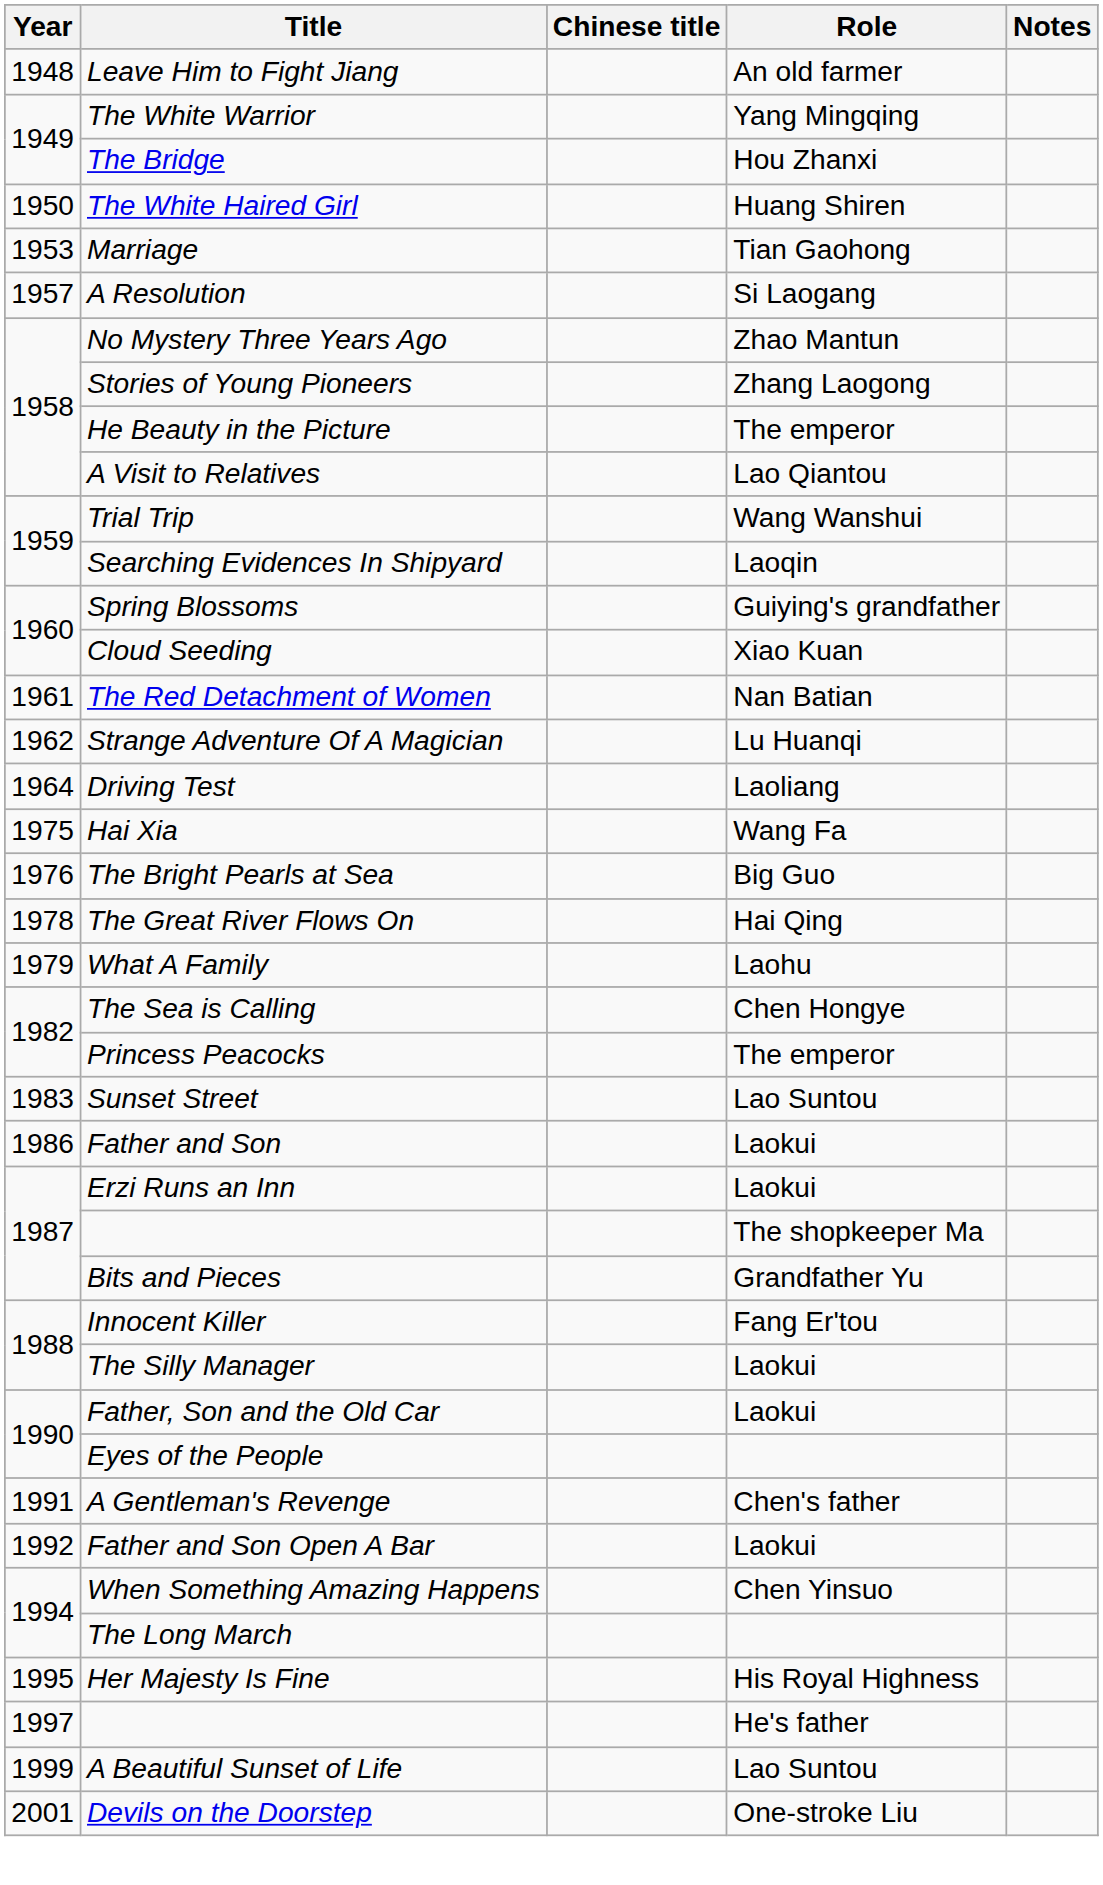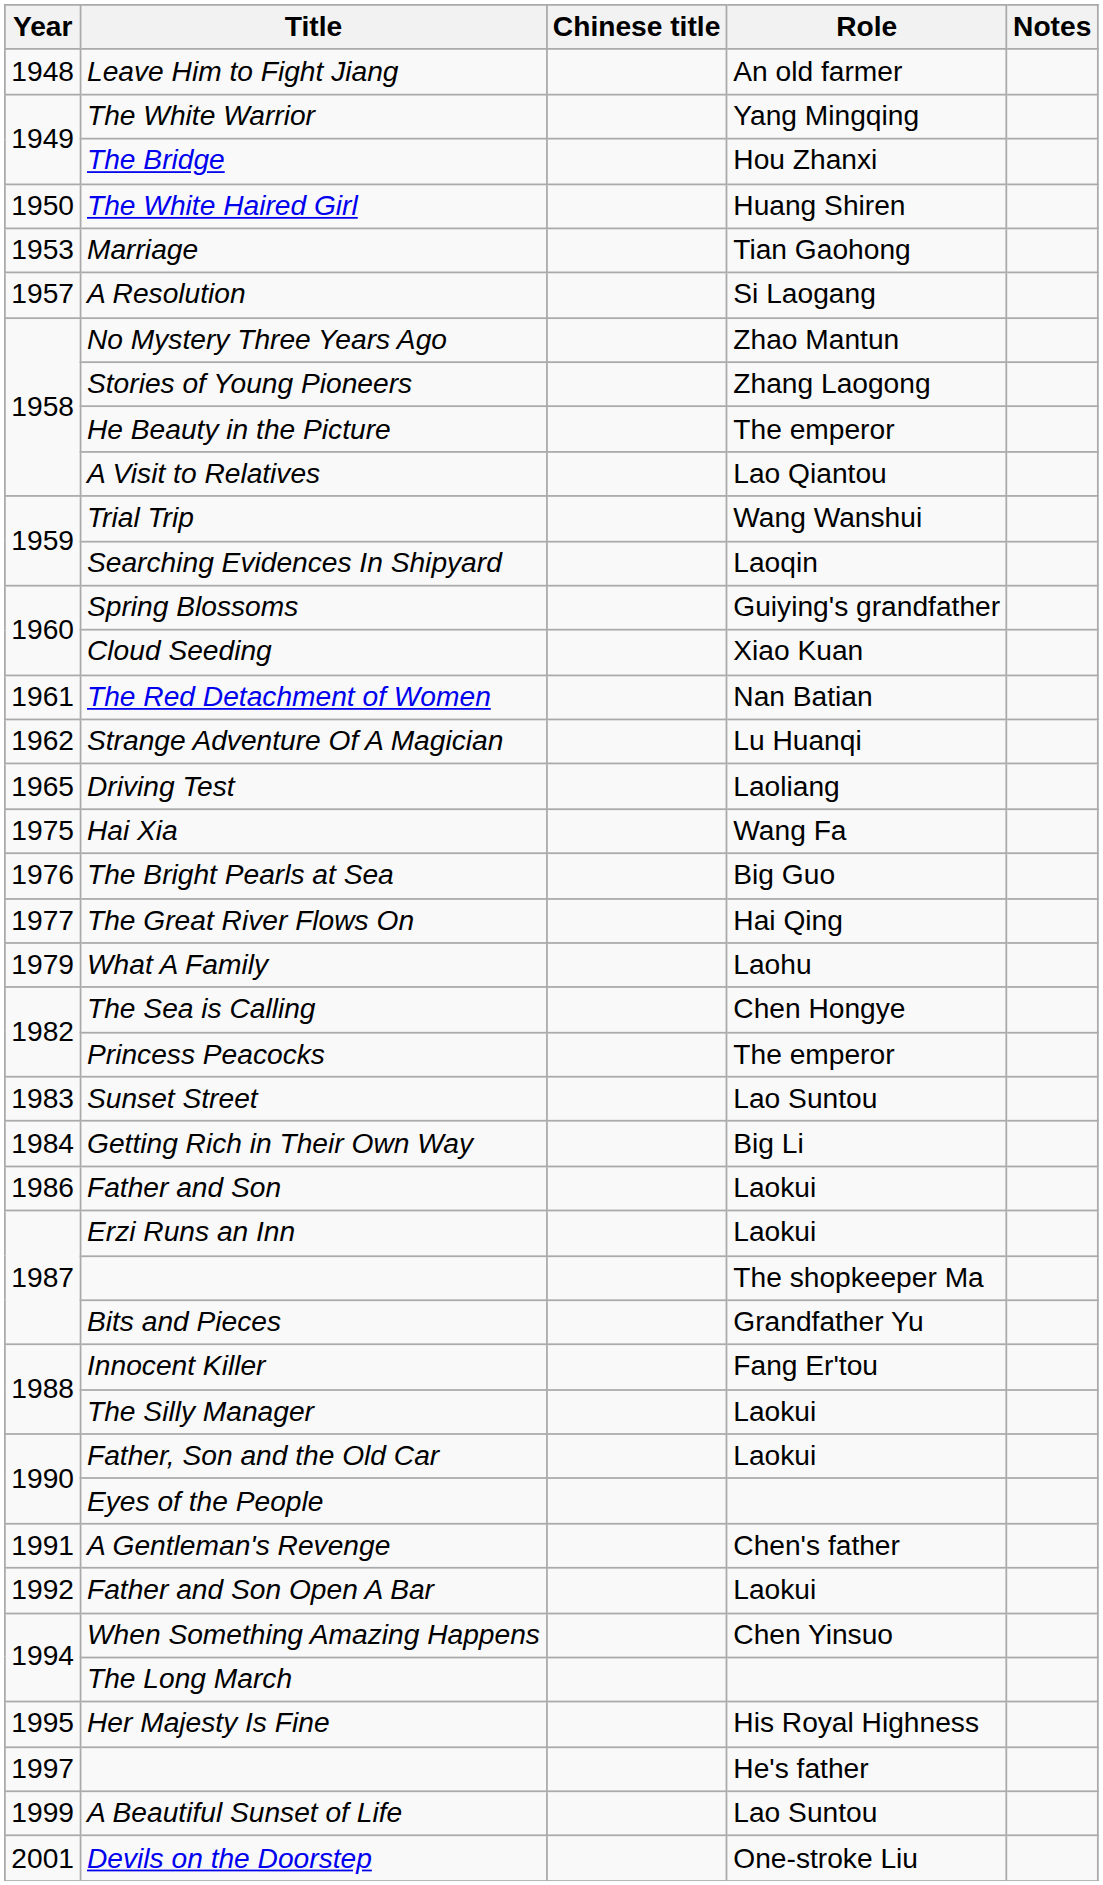(43, 786) 1964 -> (43, 786) 1965
(43, 920) 1978 -> (43, 920) 1977
+ row: (280, 1143)
